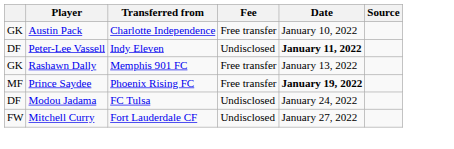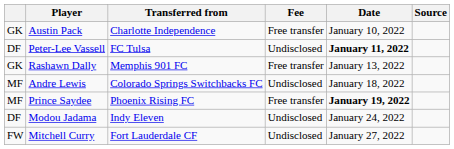(137, 48) Indy Eleven -> (130, 48) FC Tulsa
+ row: (57, 83)
(130, 100) FC Tulsa -> (137, 118) Indy Eleven
